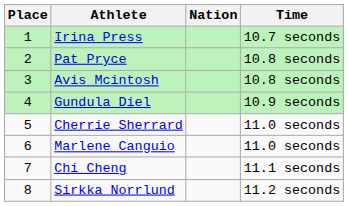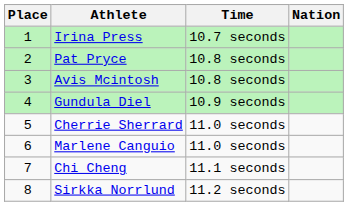columns swapped: (213, 15) <-> (292, 15)
